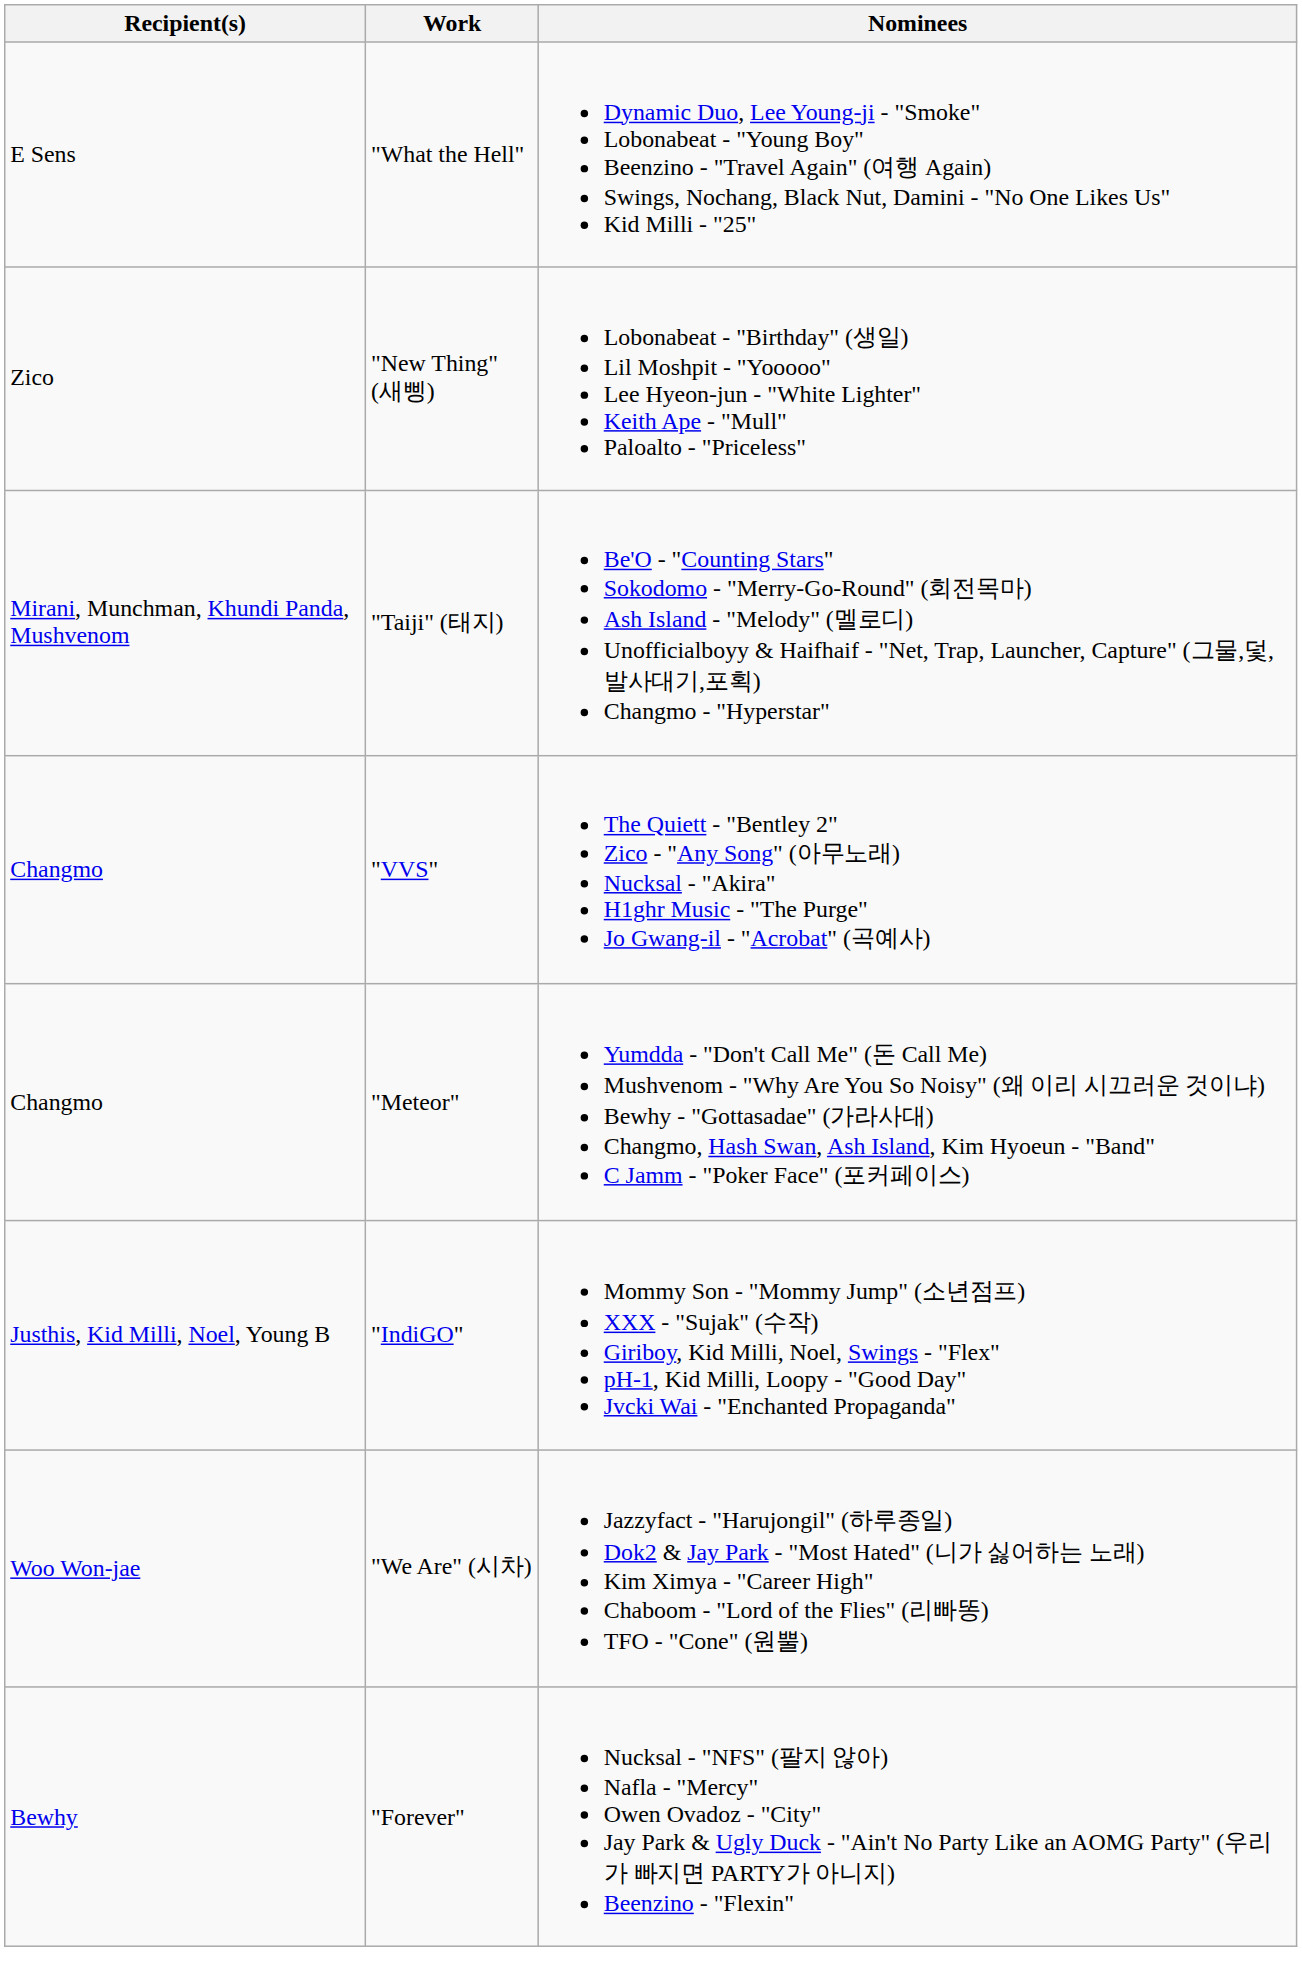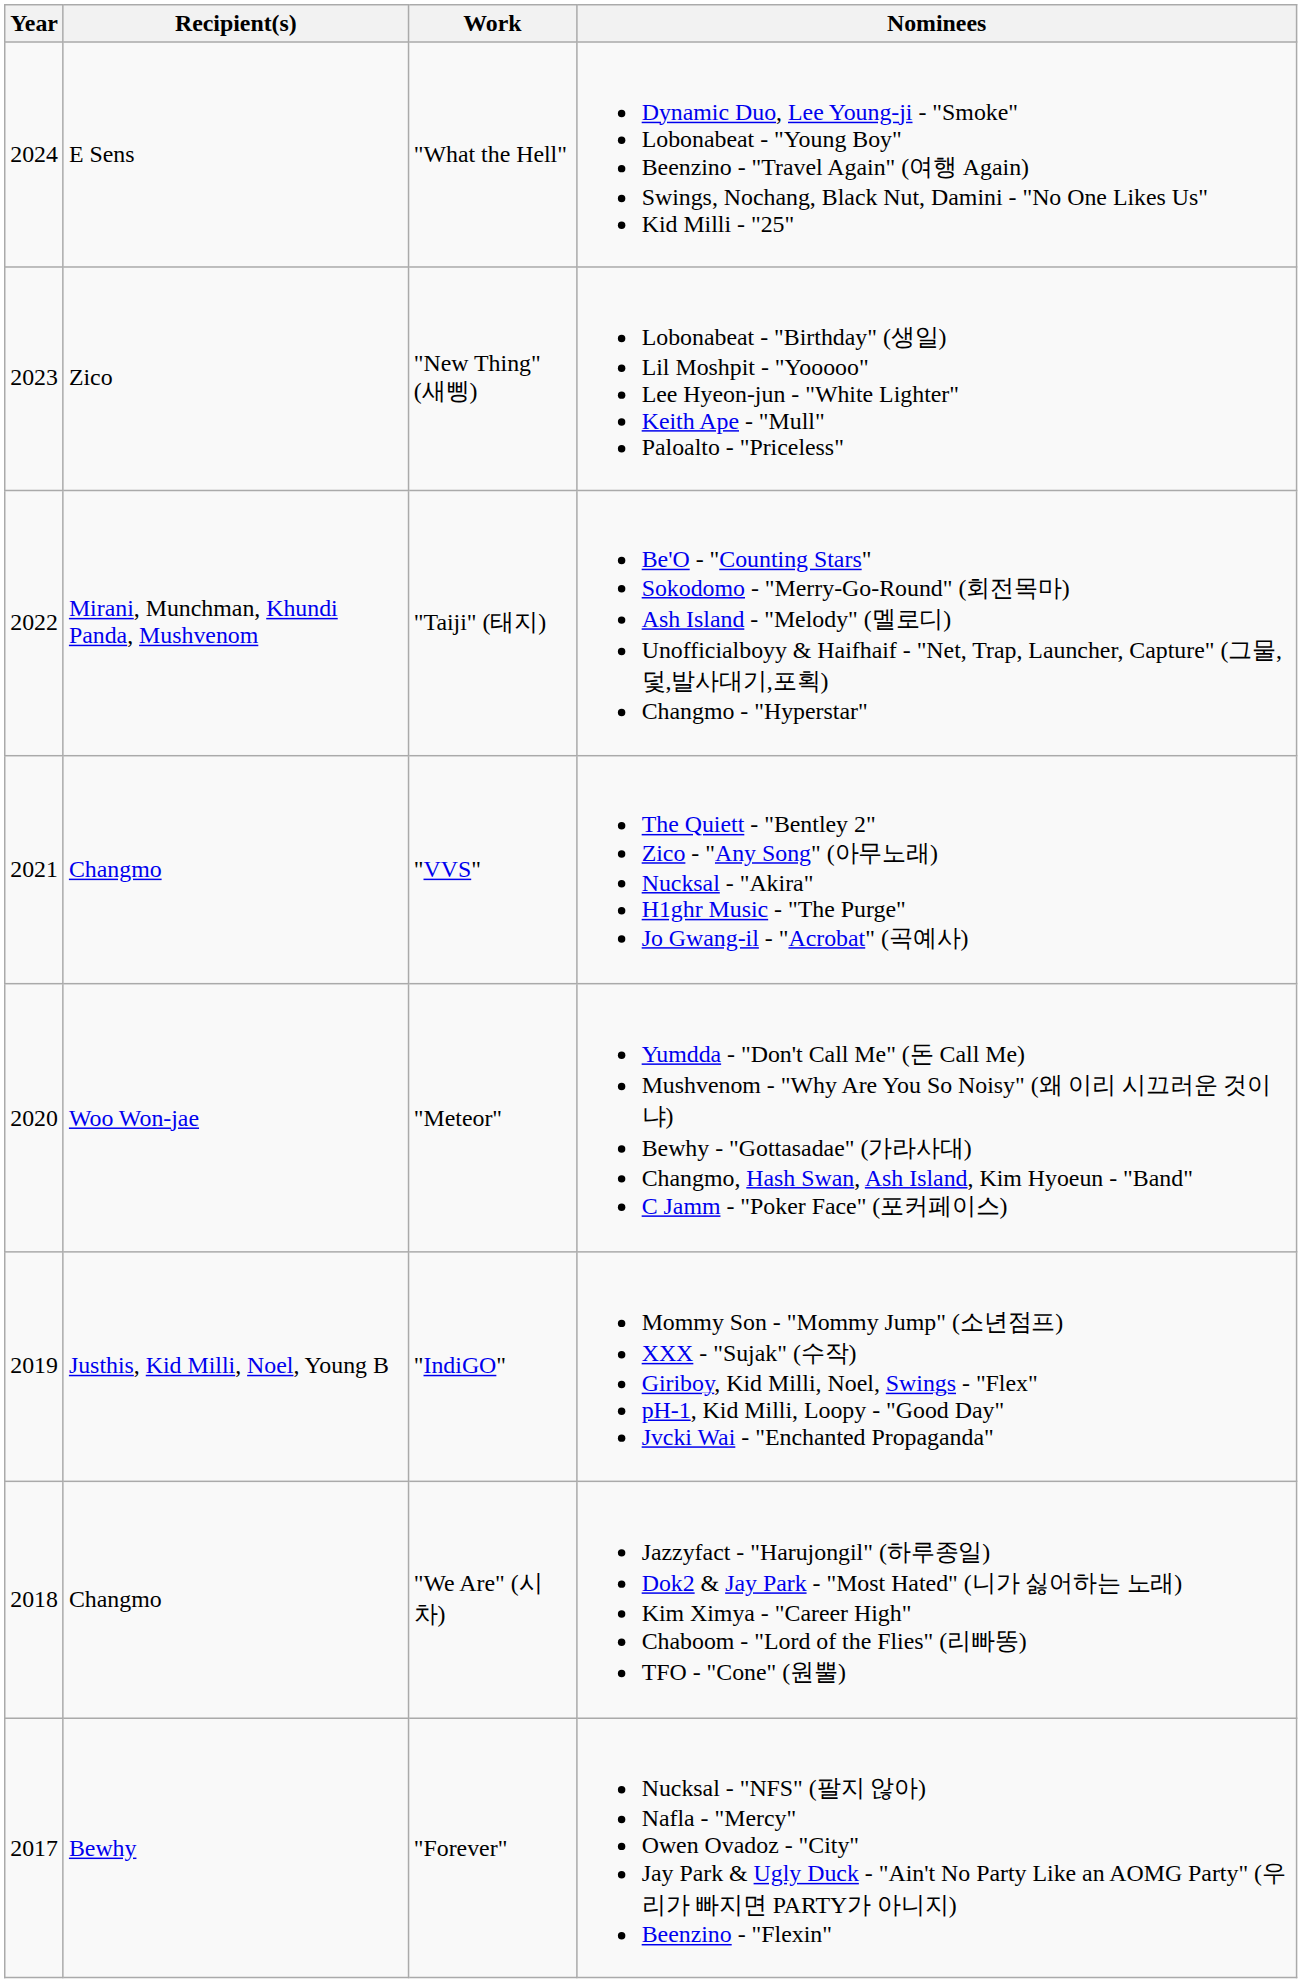+ column: (34, 23)
(57, 1101) Changmo -> (134, 1117) Woo Won-jae
(75, 1567) Woo Won-jae -> (115, 1599) Changmo
